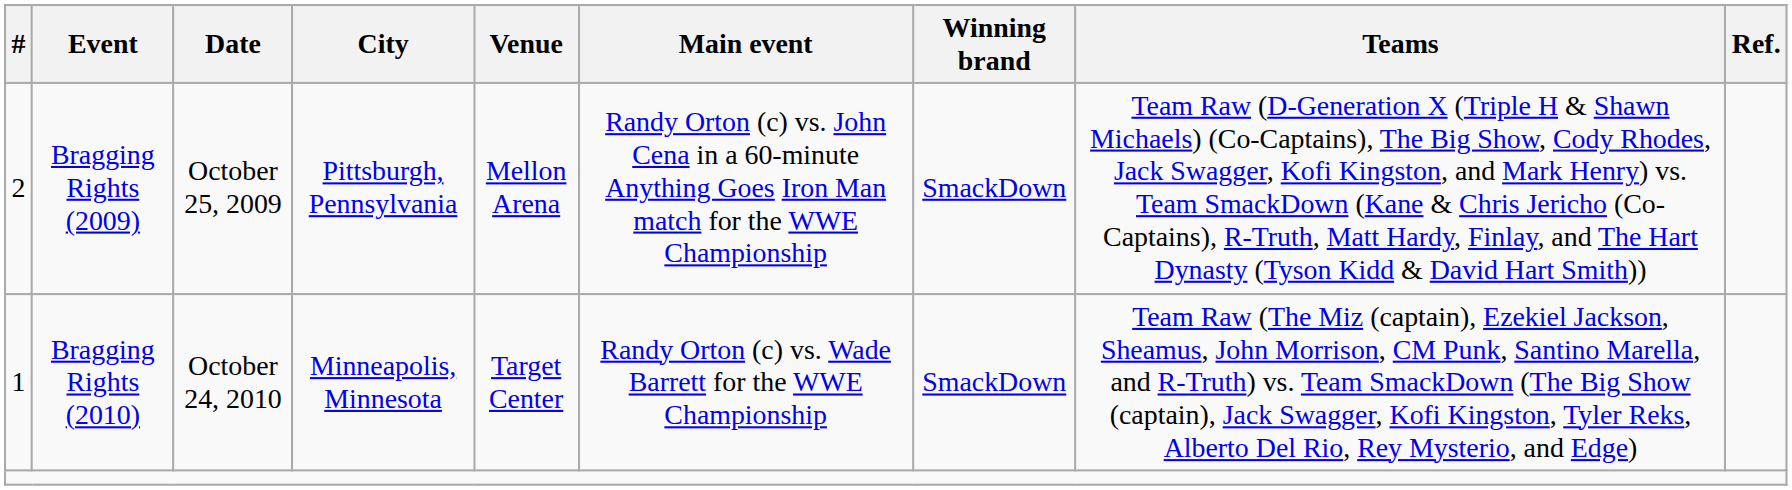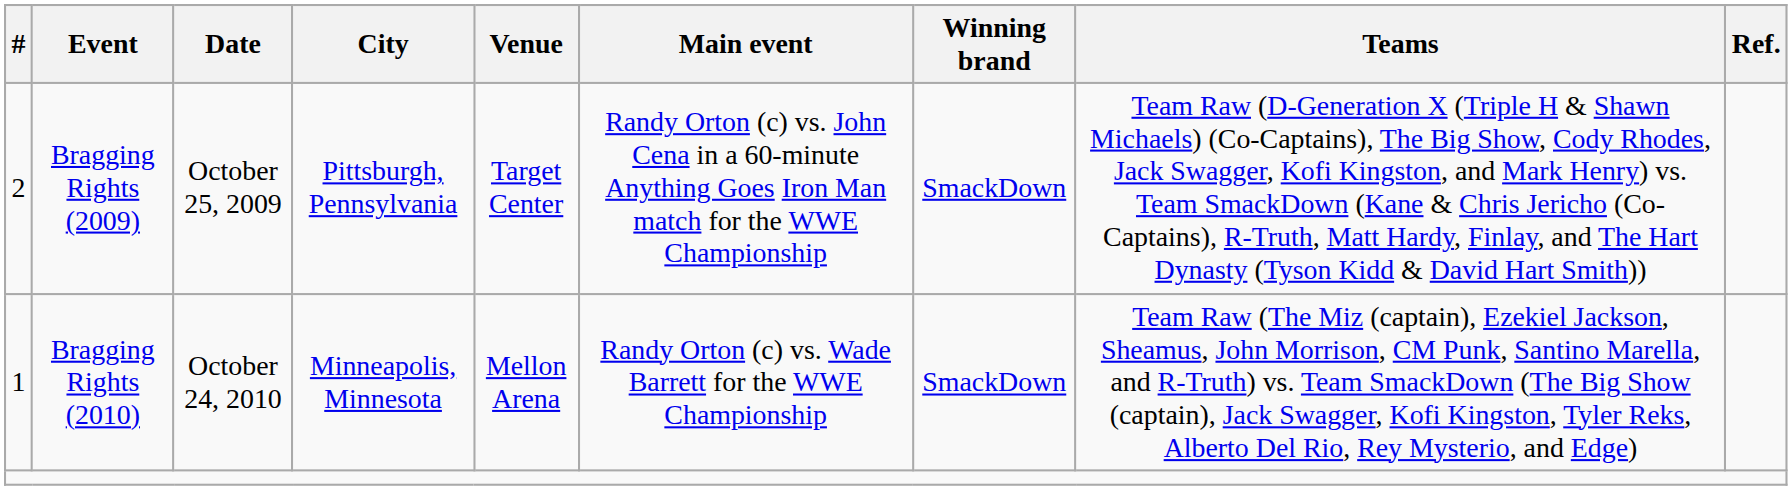(526, 187) Mellon Arena -> (526, 187) Target Center
(526, 381) Target Center -> (526, 381) Mellon Arena
